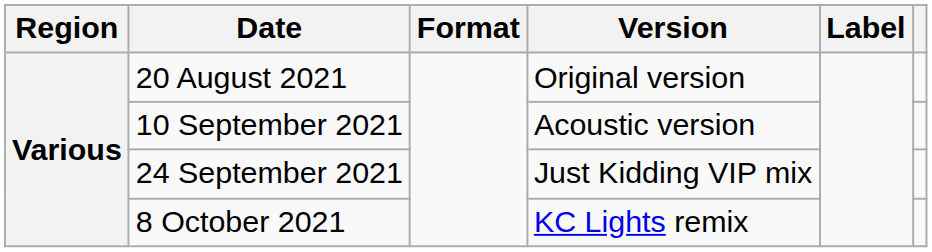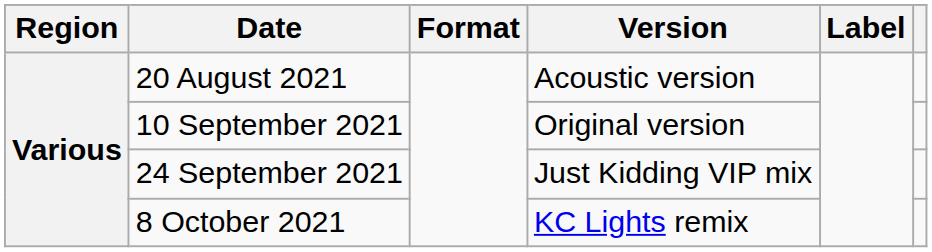(640, 76) Original version -> (645, 76) Acoustic version
(645, 125) Acoustic version -> (640, 125) Original version
